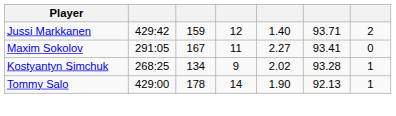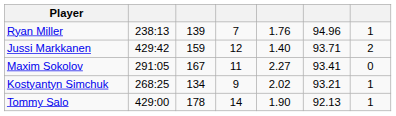+ row: (35, 31)
(327, 66) 93.28 -> (327, 84) 93.21
